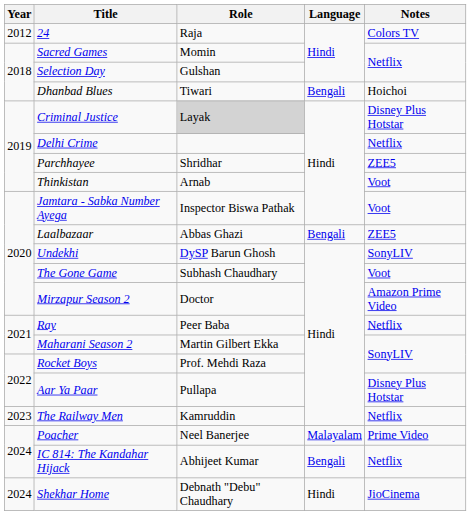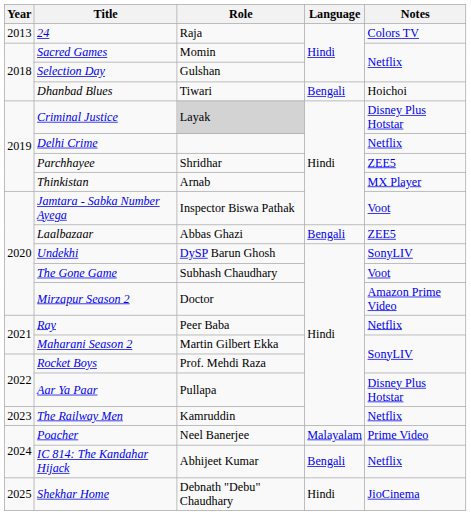(19, 33) 2012 -> (19, 33) 2013
(379, 182) Voot -> (394, 182) MX Player
(19, 494) 2024 -> (19, 494) 2025
